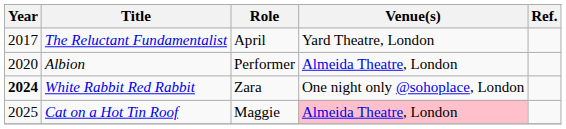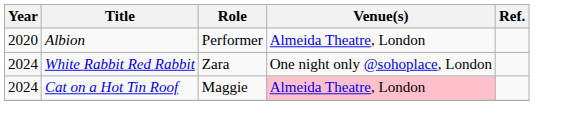- row: (136, 40)
(23, 87) bold -> (23, 64) normal
(23, 111) 2025 -> (23, 87) 2024
